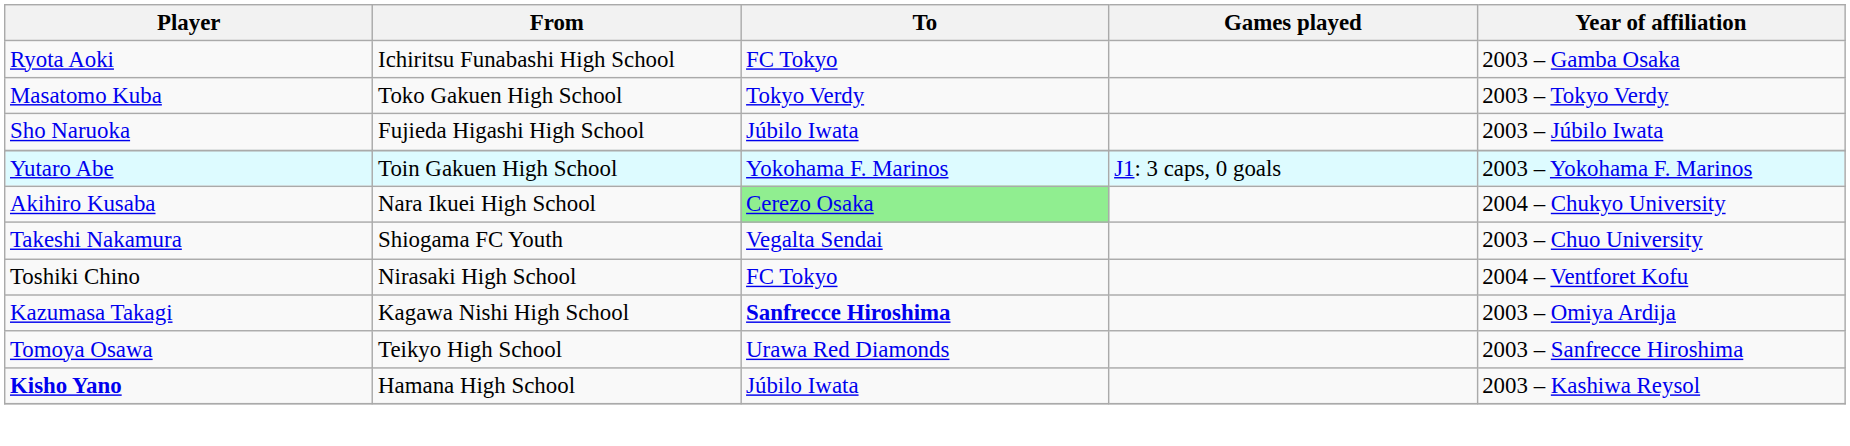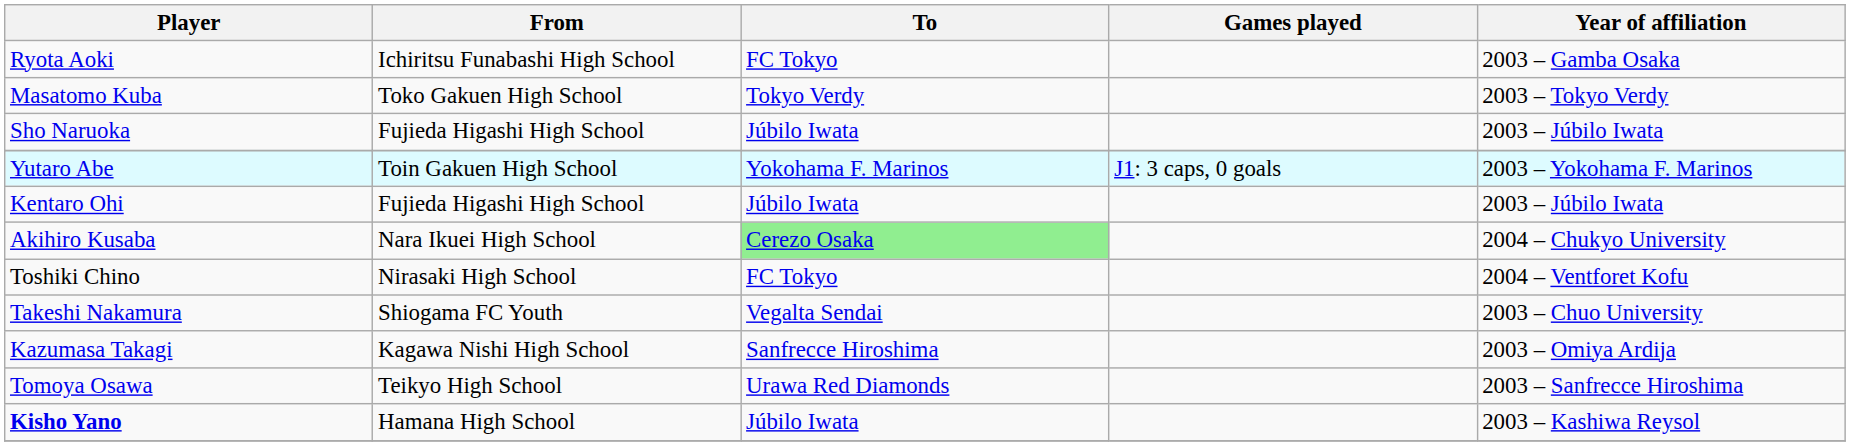+ row: (67, 204)
rows swapped: (96, 240) <-> (75, 276)
(848, 312) bold -> (842, 349) normal
